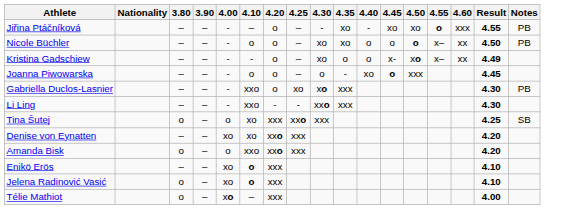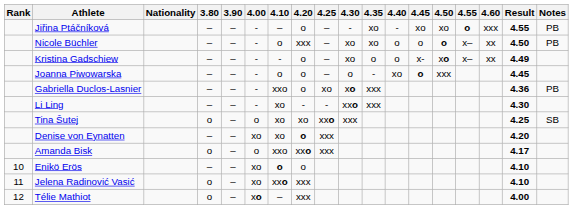+ column: (18, 12)
(275, 43) o -> (303, 43) xxx
(491, 89) 4.30 -> (520, 89) 4.36
(252, 105) xxo -> (280, 105) xo
(275, 120) xxx -> (303, 120) xo
(275, 135) xxo -> (303, 135) o
(491, 151) 4.20 -> (520, 151) 4.17
(275, 166) xxx -> (303, 166) o
(252, 182) o -> (280, 182) xxo
